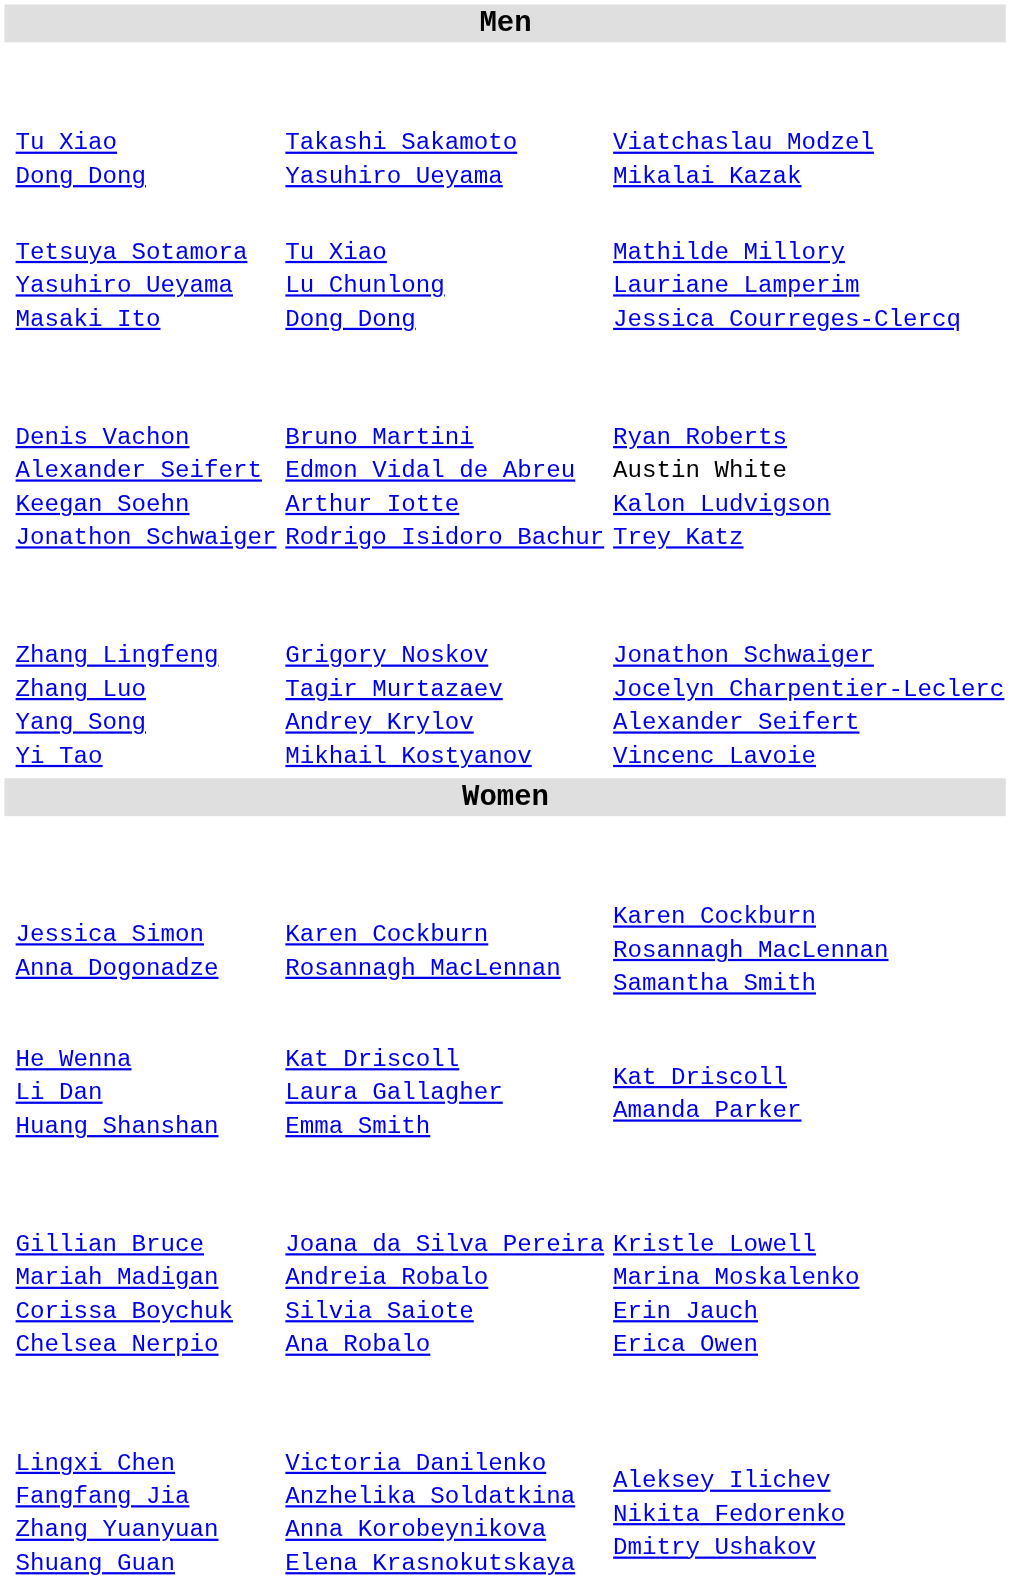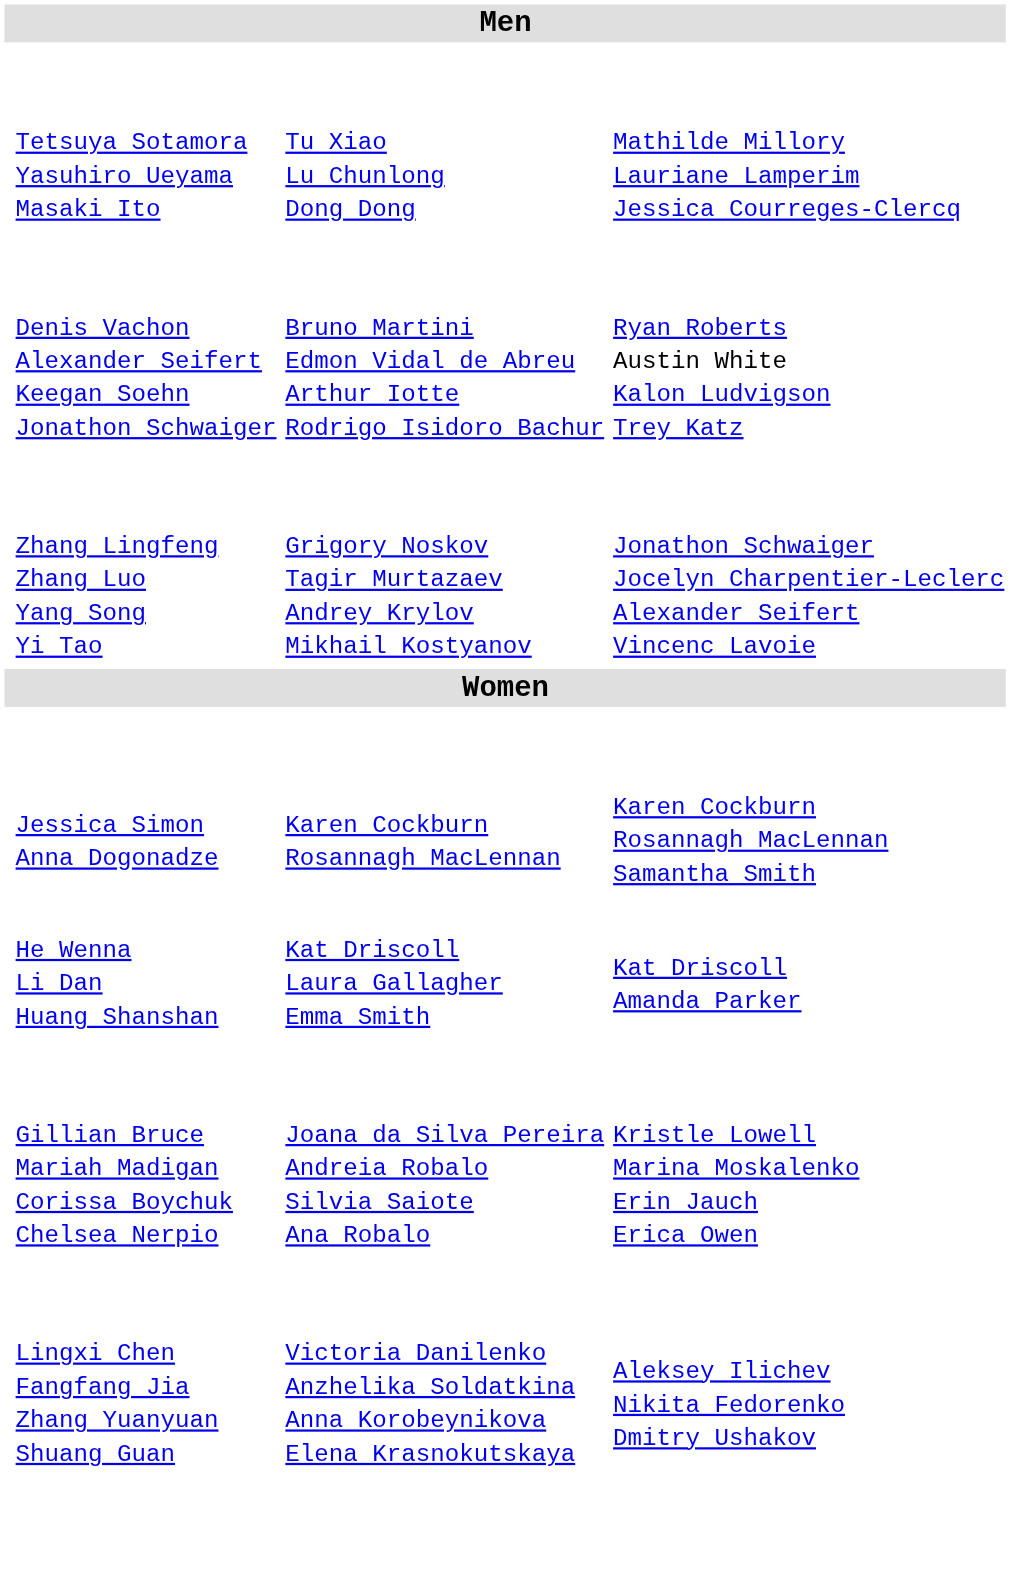- row: (81, 159)
